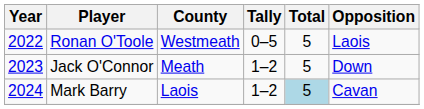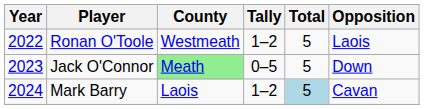(264, 41) 0–5 -> (264, 41) 1–2
(182, 66) no background -> (182, 66) lightgreen background
(264, 66) 1–2 -> (264, 66) 0–5
